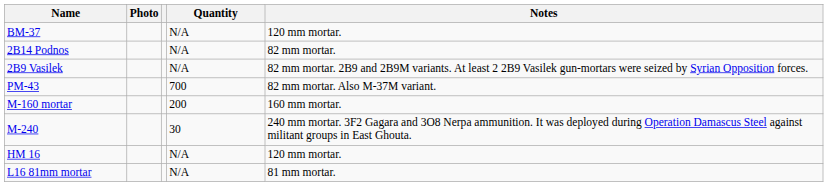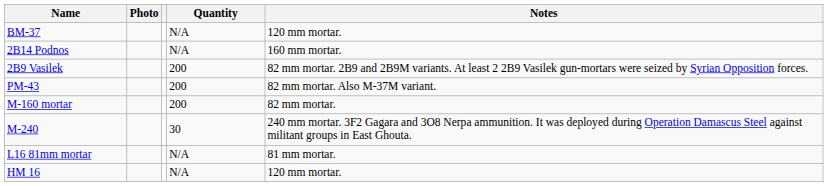(301, 50) 82 mm mortar. -> (304, 50) 160 mm mortar.
(179, 68) N/A -> (178, 68) 200
(178, 86) 700 -> (178, 86) 200
(304, 104) 160 mm mortar. -> (301, 104) 82 mm mortar.
rows swapped: (23, 154) <-> (49, 172)
